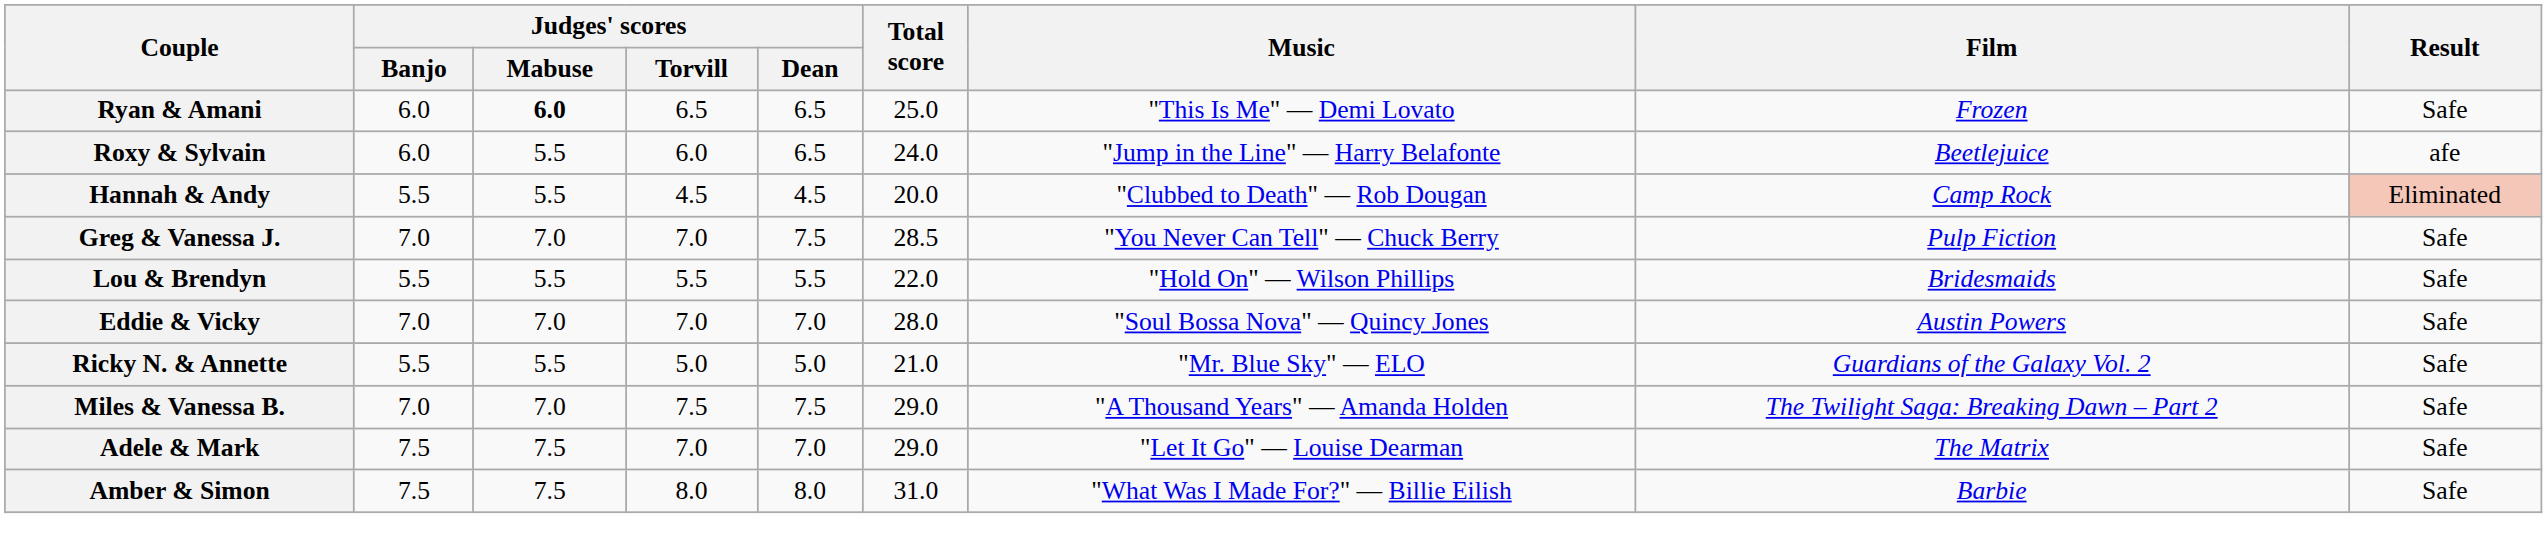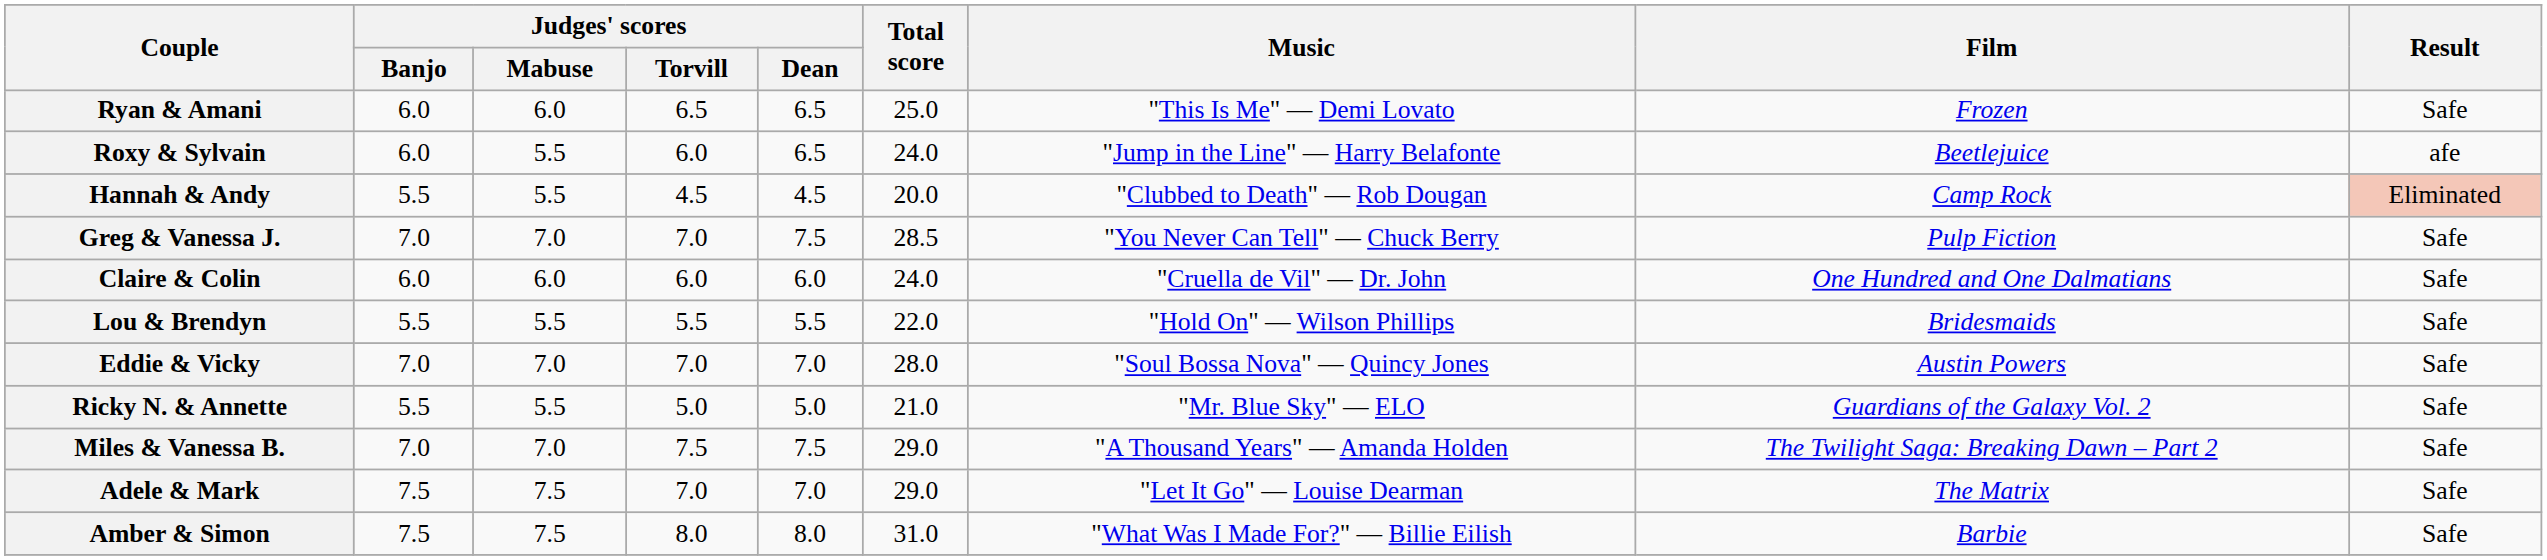(550, 110) bold -> (550, 110) normal
+ row: (180, 279)
